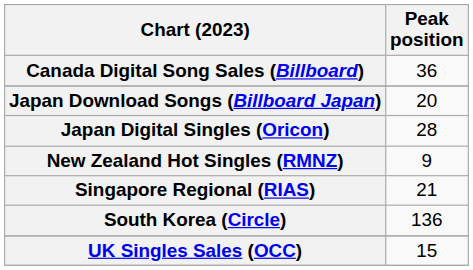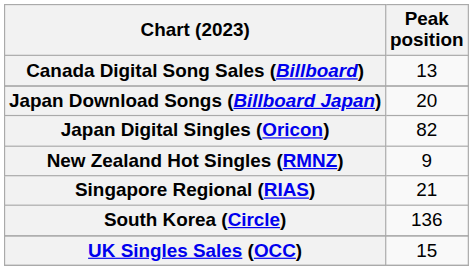(427, 70) 36 -> (427, 70) 13
(427, 130) 28 -> (427, 130) 82
